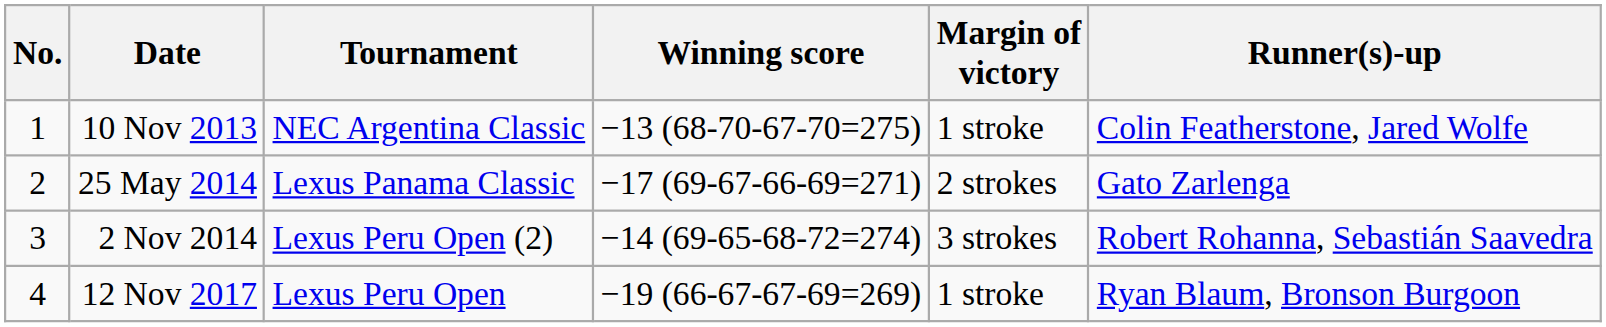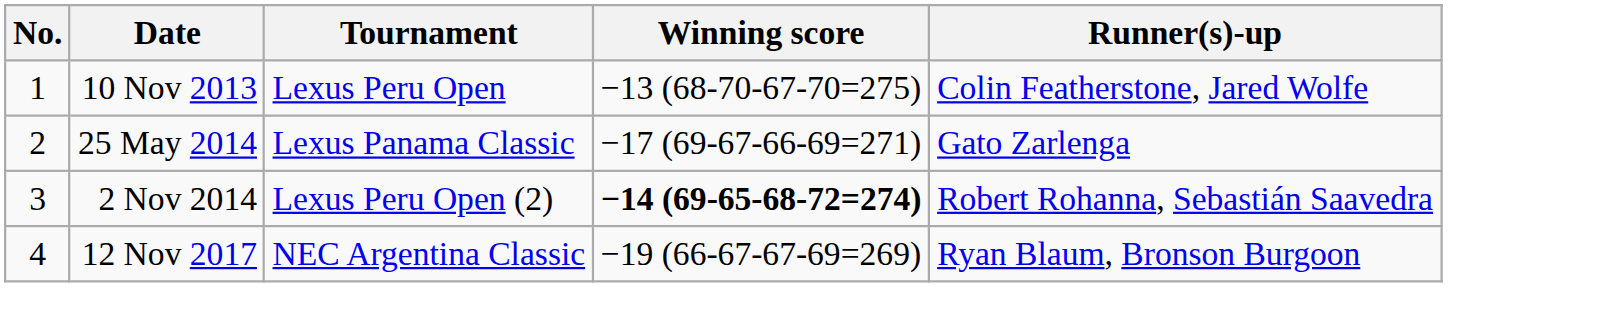- column: (1009, 52)
(429, 127) NEC Argentina Classic -> (389, 87) Lexus Peru Open
(761, 238) normal -> (761, 198) bold
(389, 293) Lexus Peru Open -> (429, 253) NEC Argentina Classic
